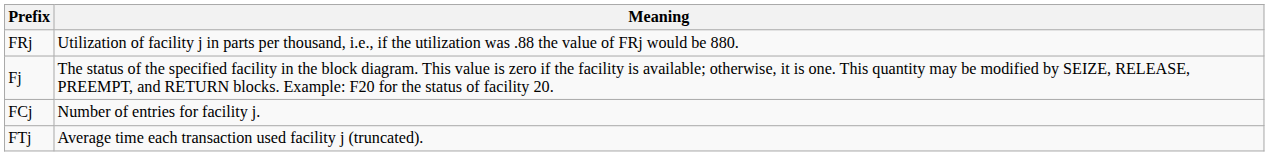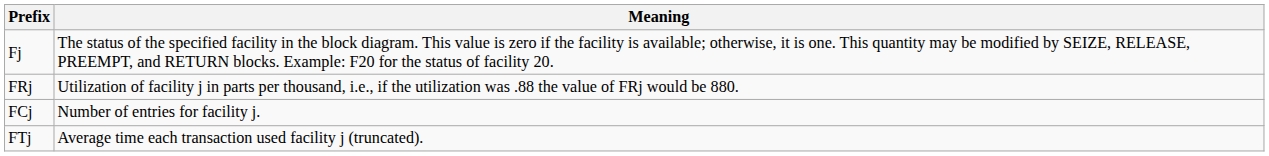rows swapped: (15, 77) <-> (20, 42)
